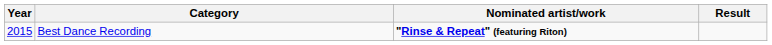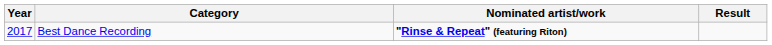(20, 31) 2015 -> (20, 31) 2017
